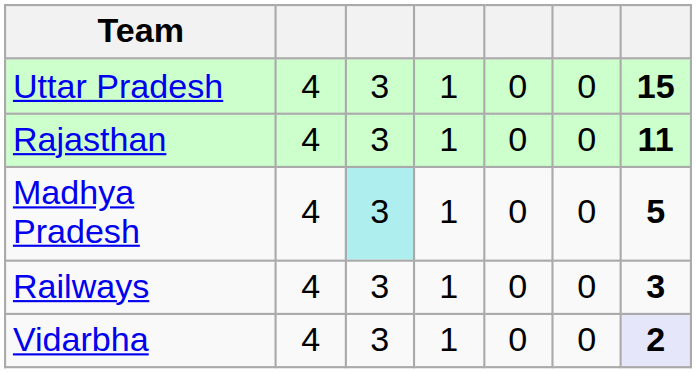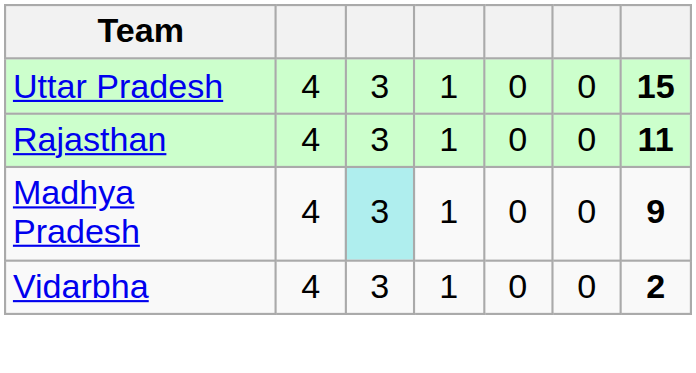(656, 212) 5 -> (656, 212) 9
- row: (81, 286)
(656, 340) lavender background -> (656, 286) no background
